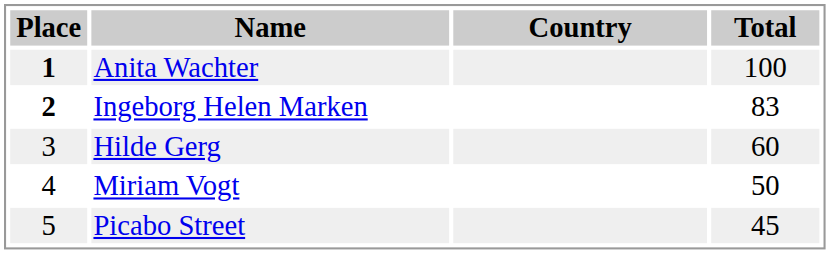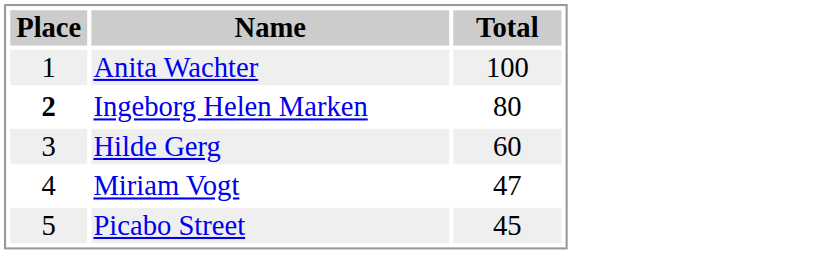- column: (580, 28)
(49, 67) bold -> (49, 67) normal
(765, 107) 83 -> (507, 107) 80
(765, 186) 50 -> (507, 186) 47
